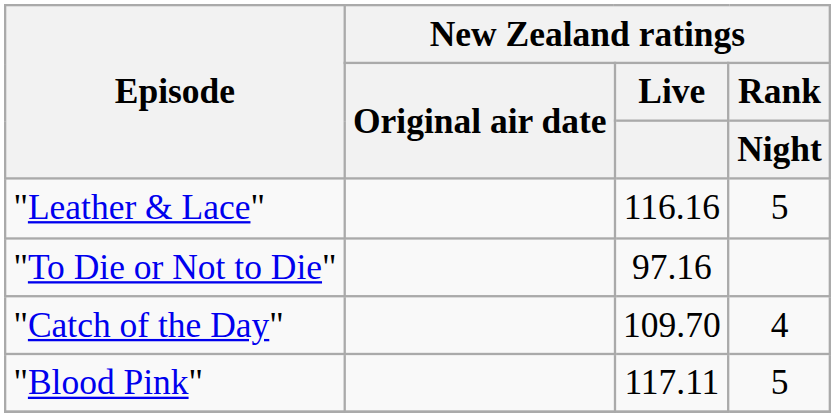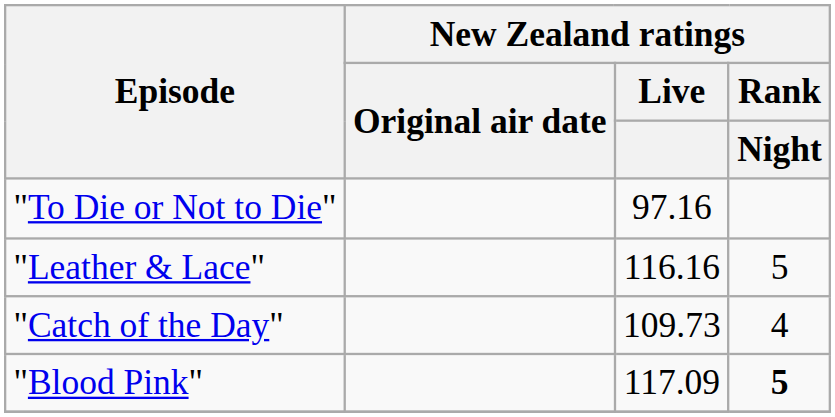rows swapped: (139, 207) <-> (175, 266)
(672, 324) 109.70 -> (672, 324) 109.73
(672, 382) 117.11 -> (672, 382) 117.09
(780, 382) normal -> (780, 382) bold
